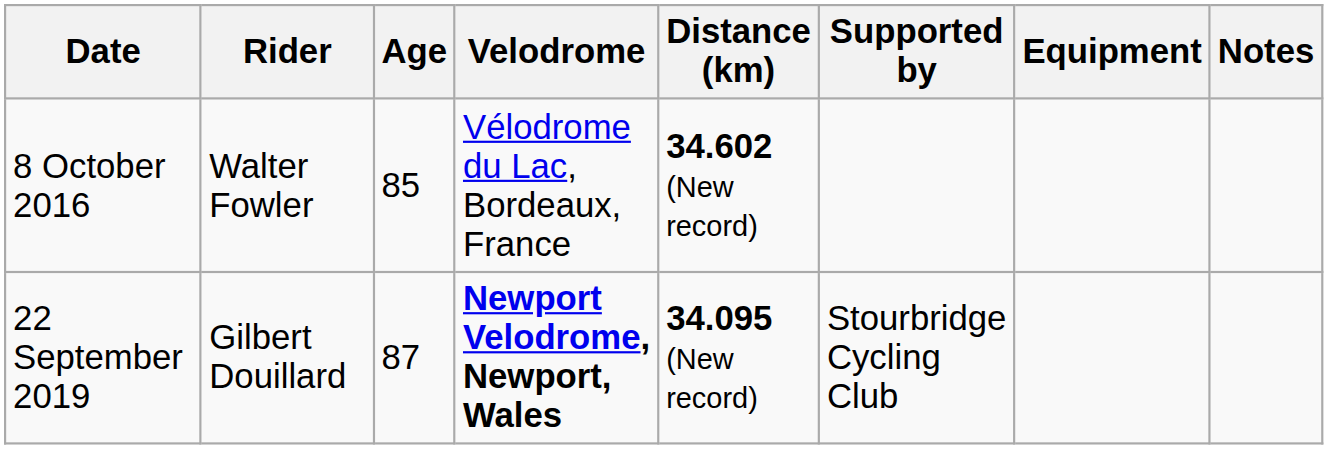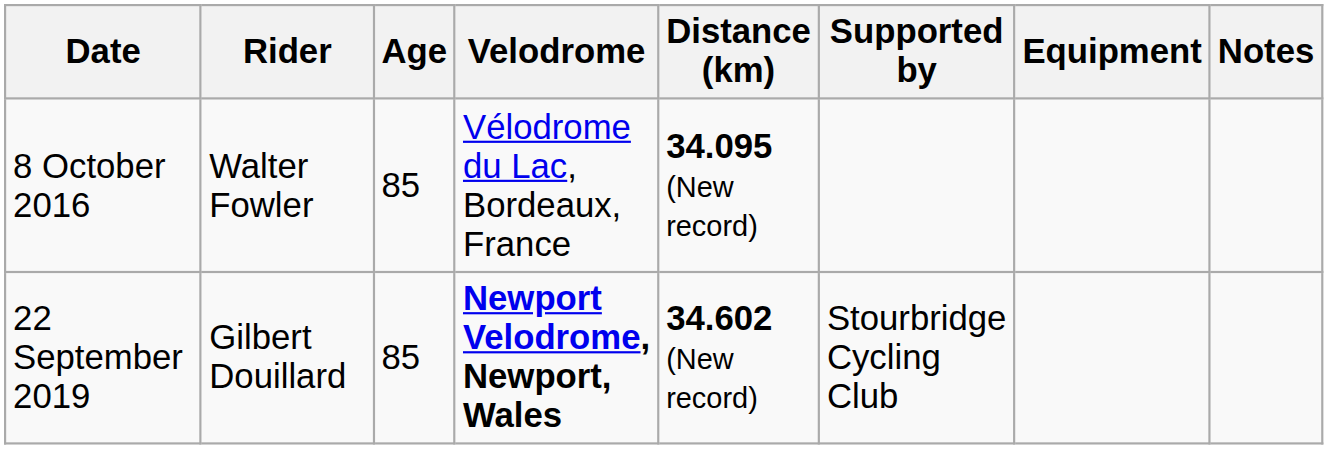(719, 184) 34.602 (New record) -> (719, 184) 34.095 (New record)
(401, 356) 87 -> (401, 356) 85
(719, 356) 34.095 (New record) -> (719, 356) 34.602 (New record)
